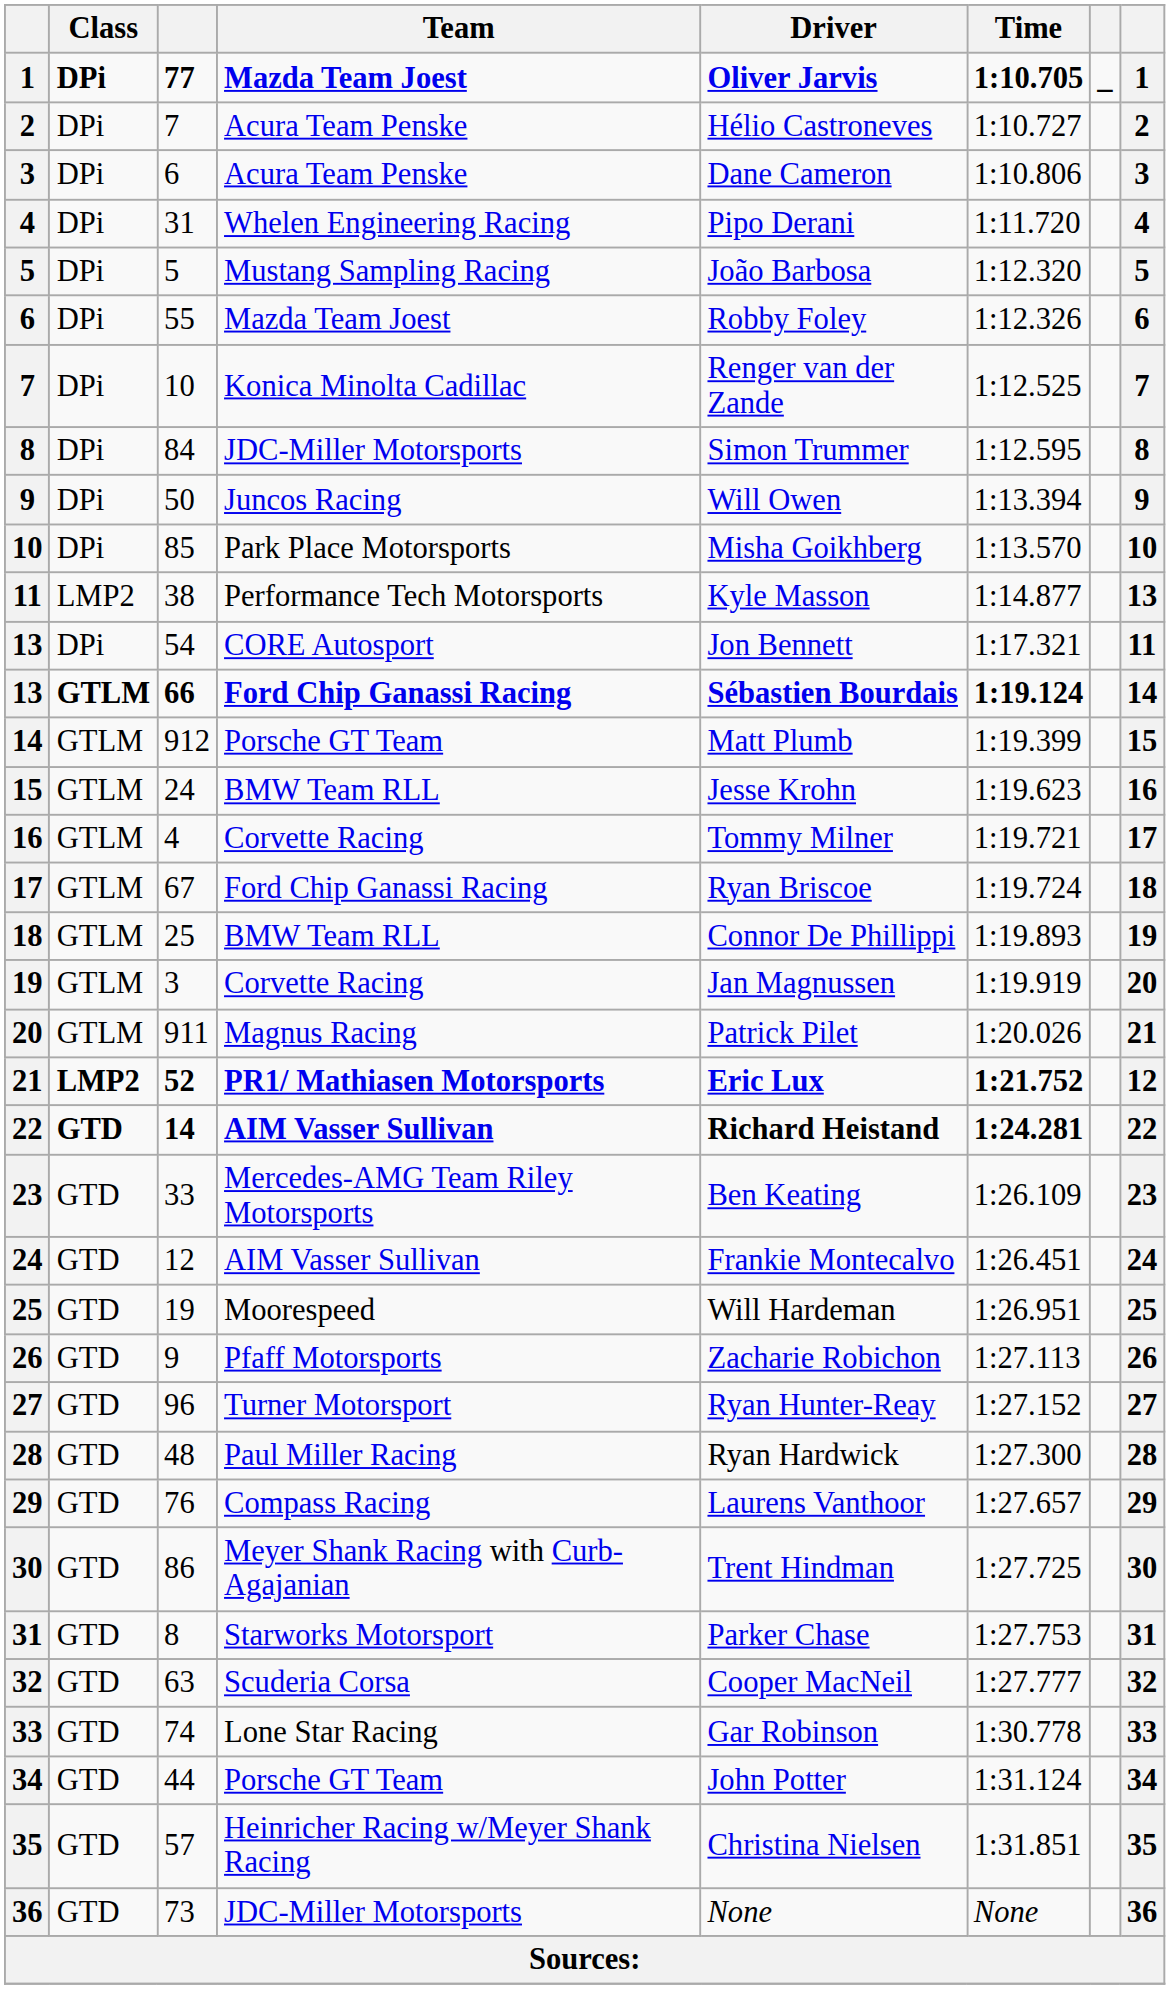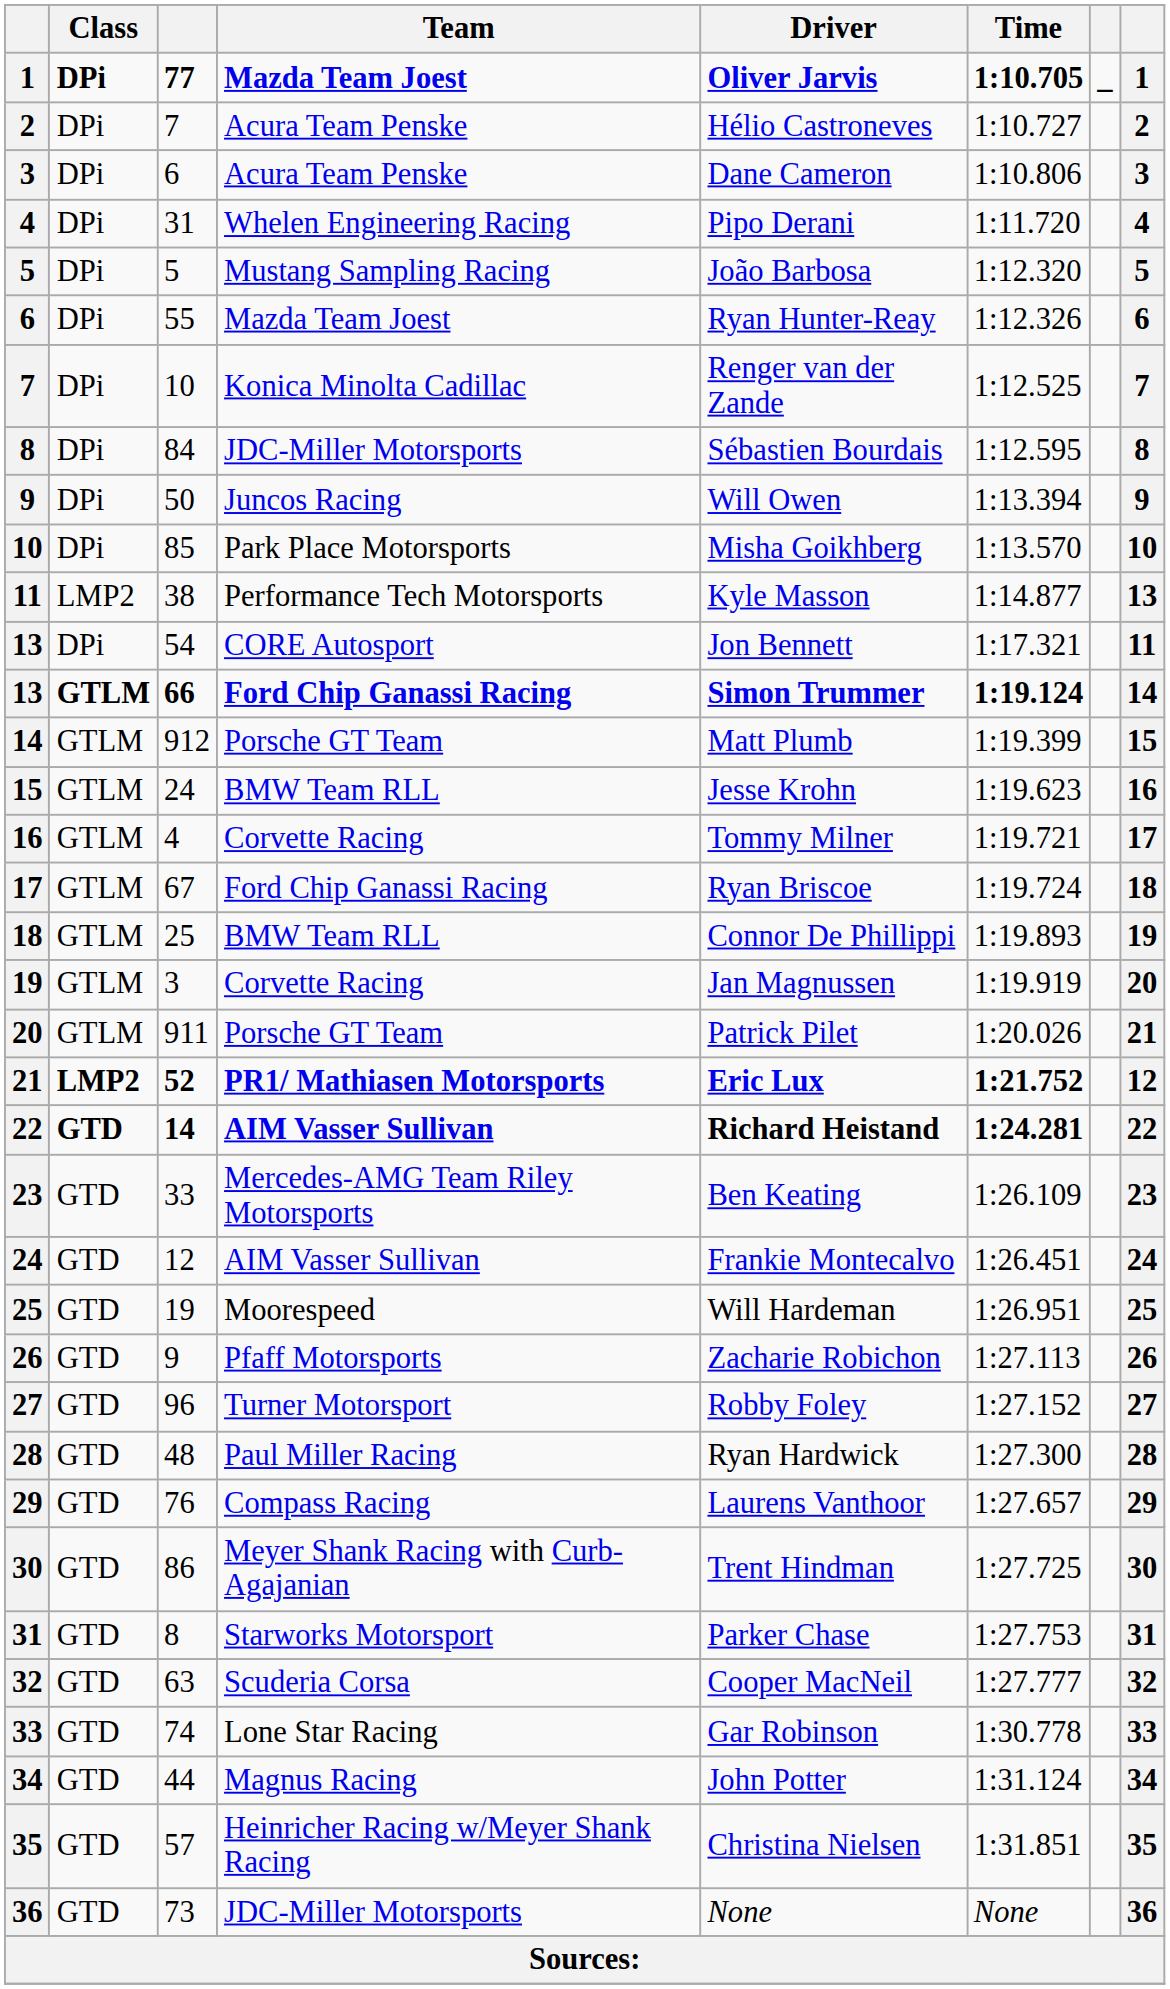(787, 319) Robby Foley -> (822, 319) Ryan Hunter-Reay
(808, 450) Simon Trummer -> (825, 450) Sébastien Bourdais
(833, 693) Sébastien Bourdais -> (816, 693) Simon Trummer
(320, 1032) Magnus Racing -> (334, 1032) Porsche GT Team
(822, 1406) Ryan Hunter-Reay -> (787, 1406) Robby Foley
(334, 1779) Porsche GT Team -> (320, 1779) Magnus Racing
